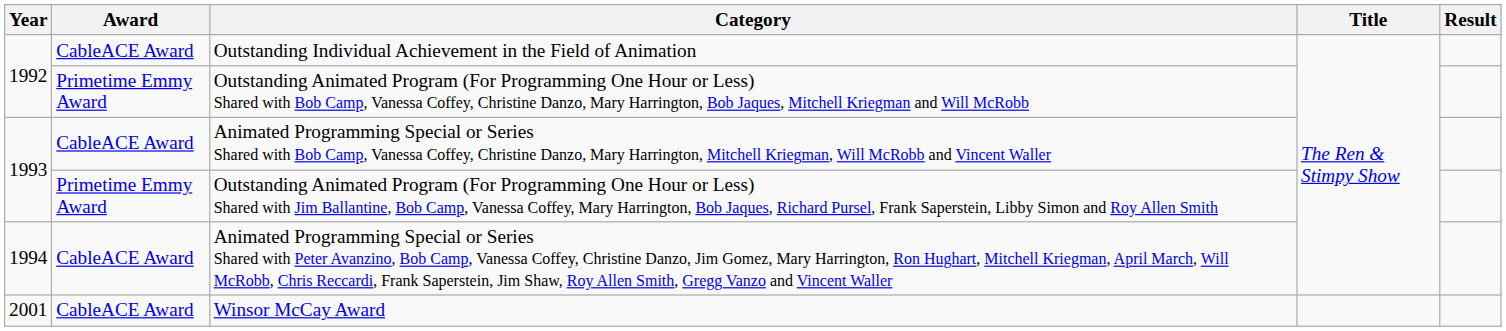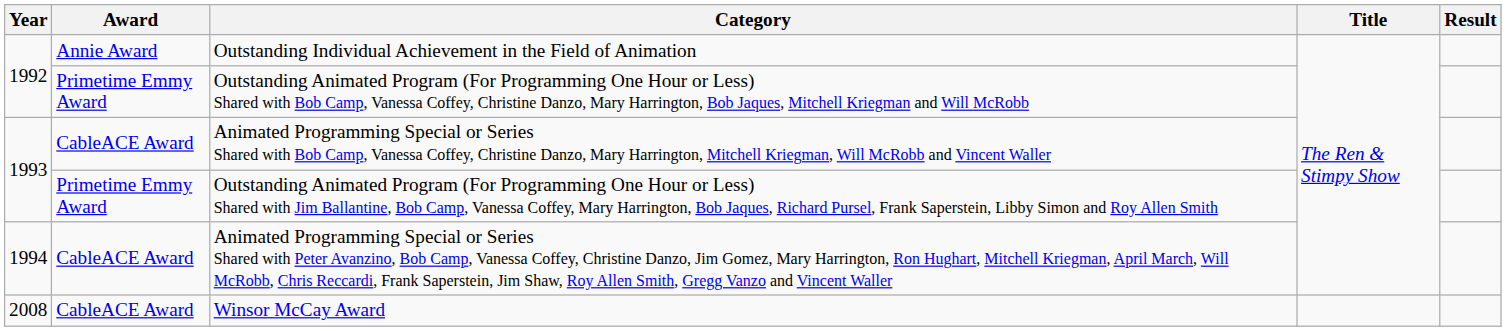(125, 50) CableACE Award -> (107, 50) Annie Award
(28, 310) 2001 -> (28, 310) 2008
